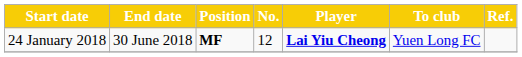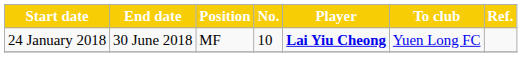(211, 39) bold -> (210, 39) normal
(265, 39) 12 -> (265, 39) 10
